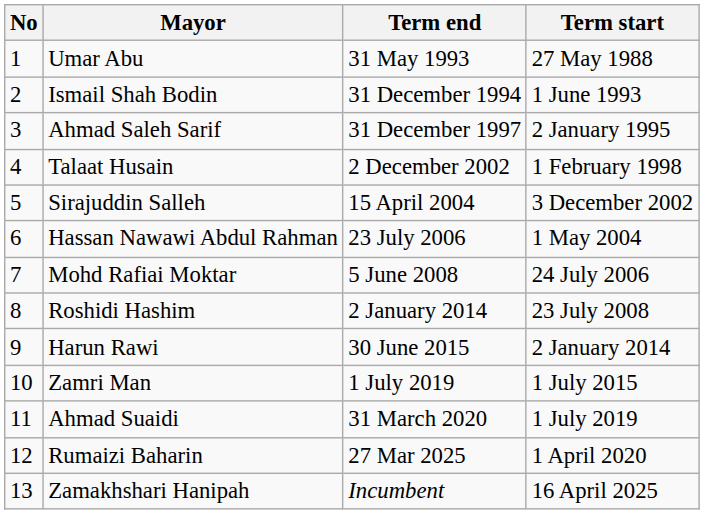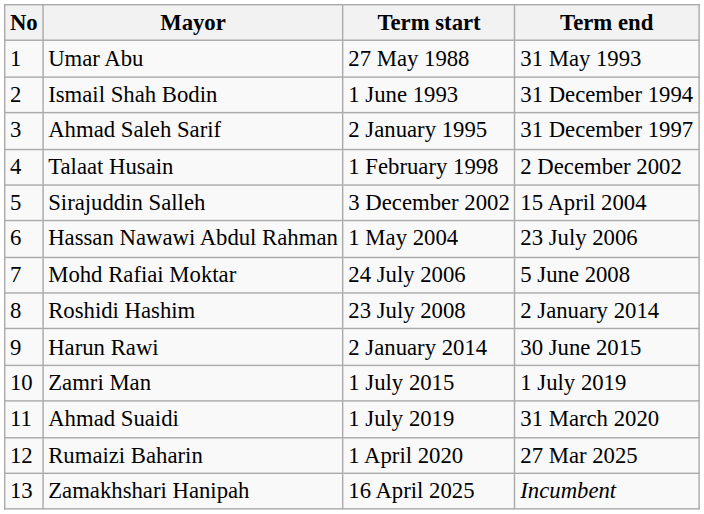columns swapped: (612, 22) <-> (435, 22)
